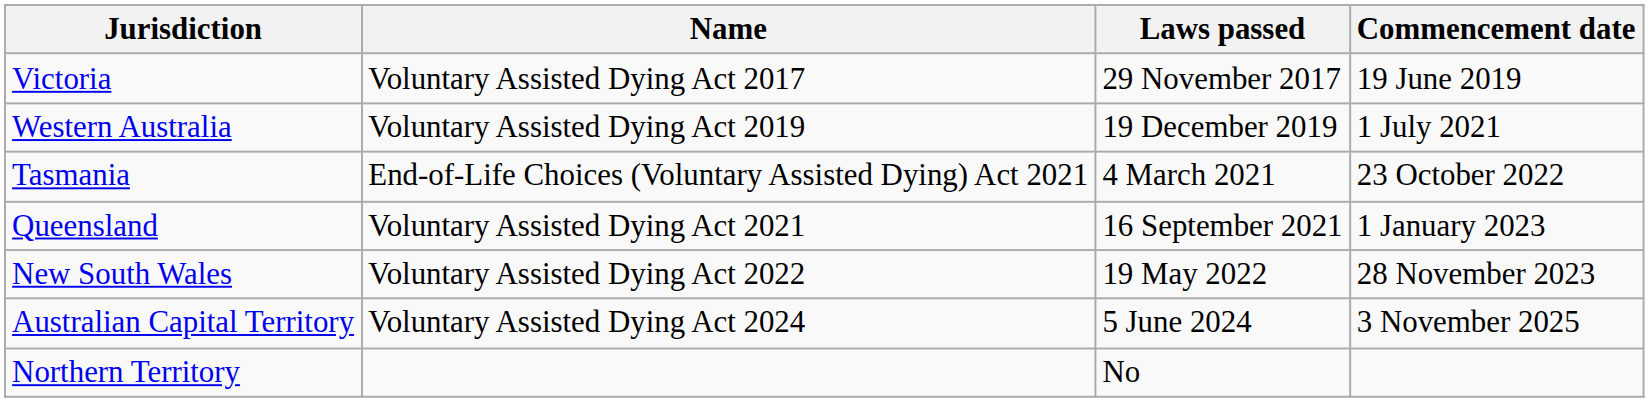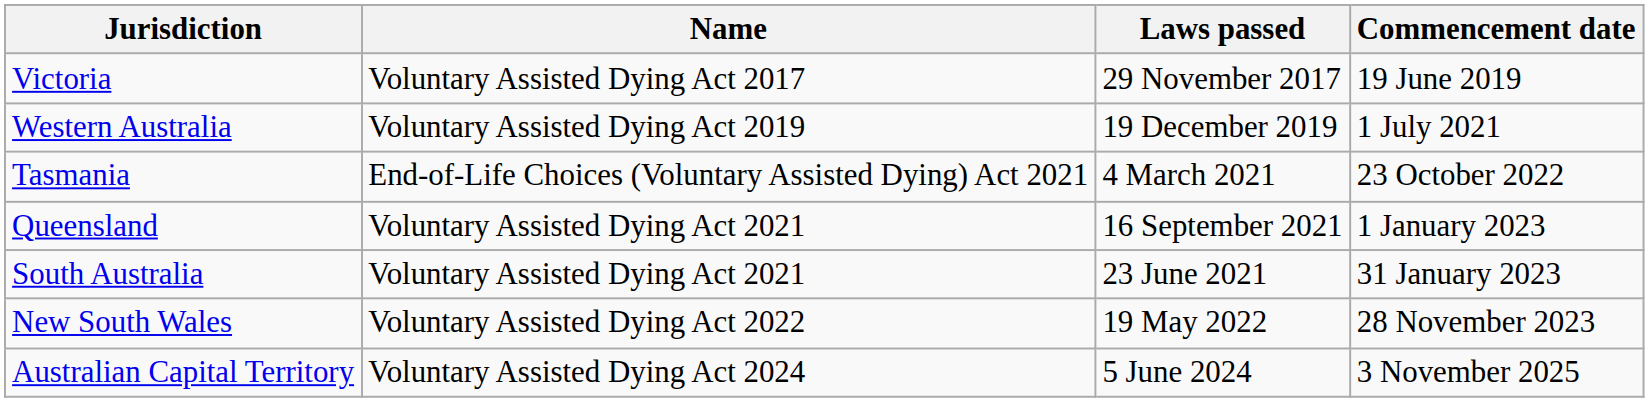+ row: (108, 273)
- row: (126, 371)
